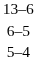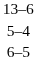rows swapped: (18, 30) <-> (18, 52)
